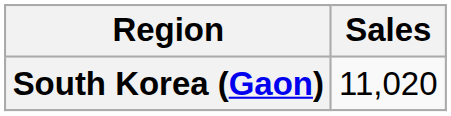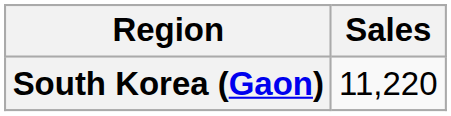(388, 82) 11,020 -> (388, 82) 11,220
